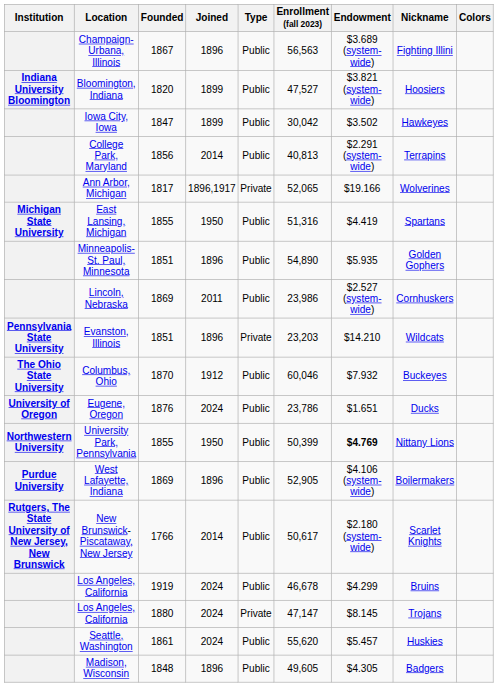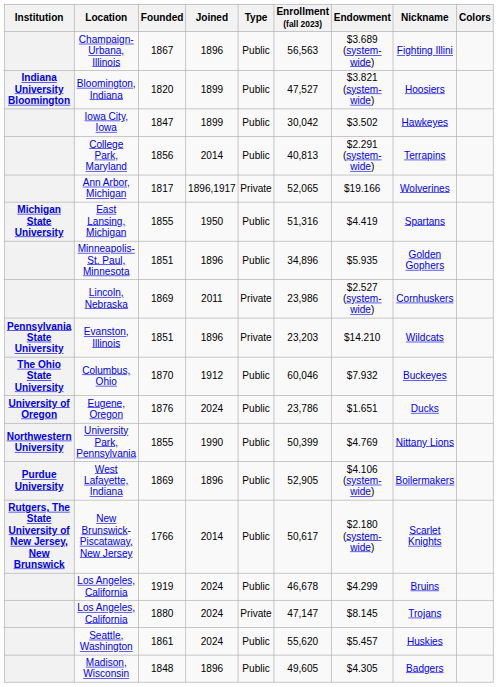(303, 260) 54,890 -> (303, 260) 34,896
(256, 299) Public -> (256, 299) Private
(212, 442) 1950 -> (212, 442) 1990
(362, 442) bold -> (362, 442) normal
